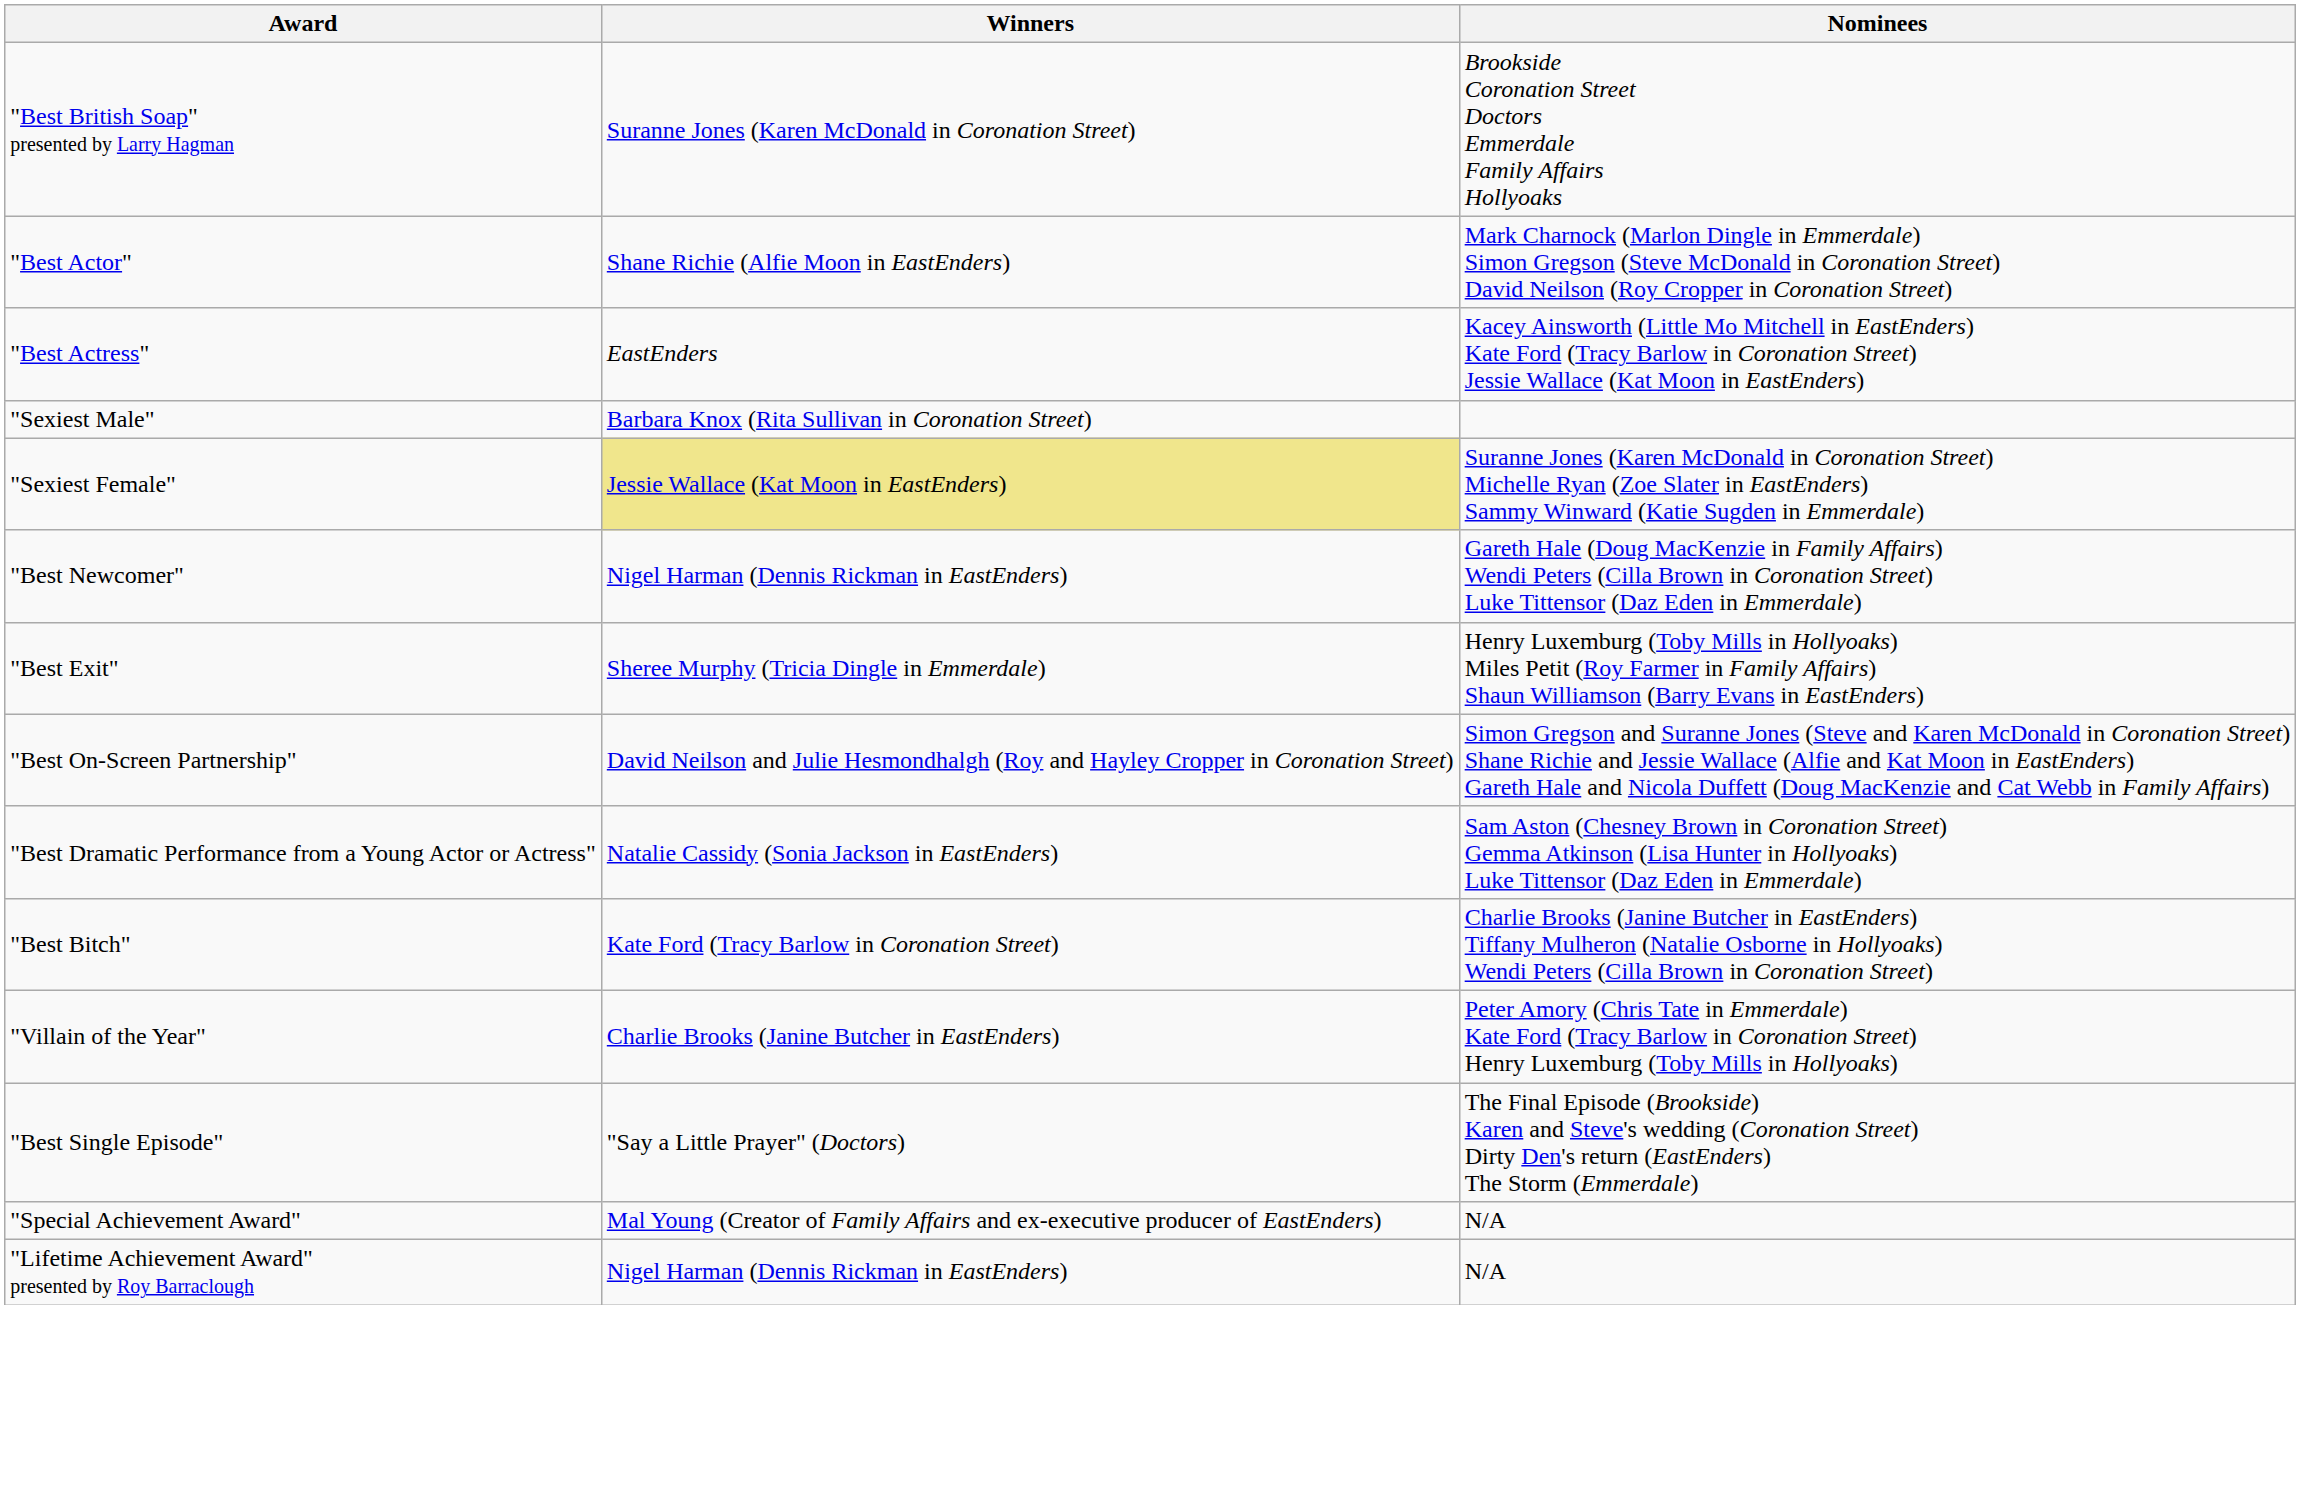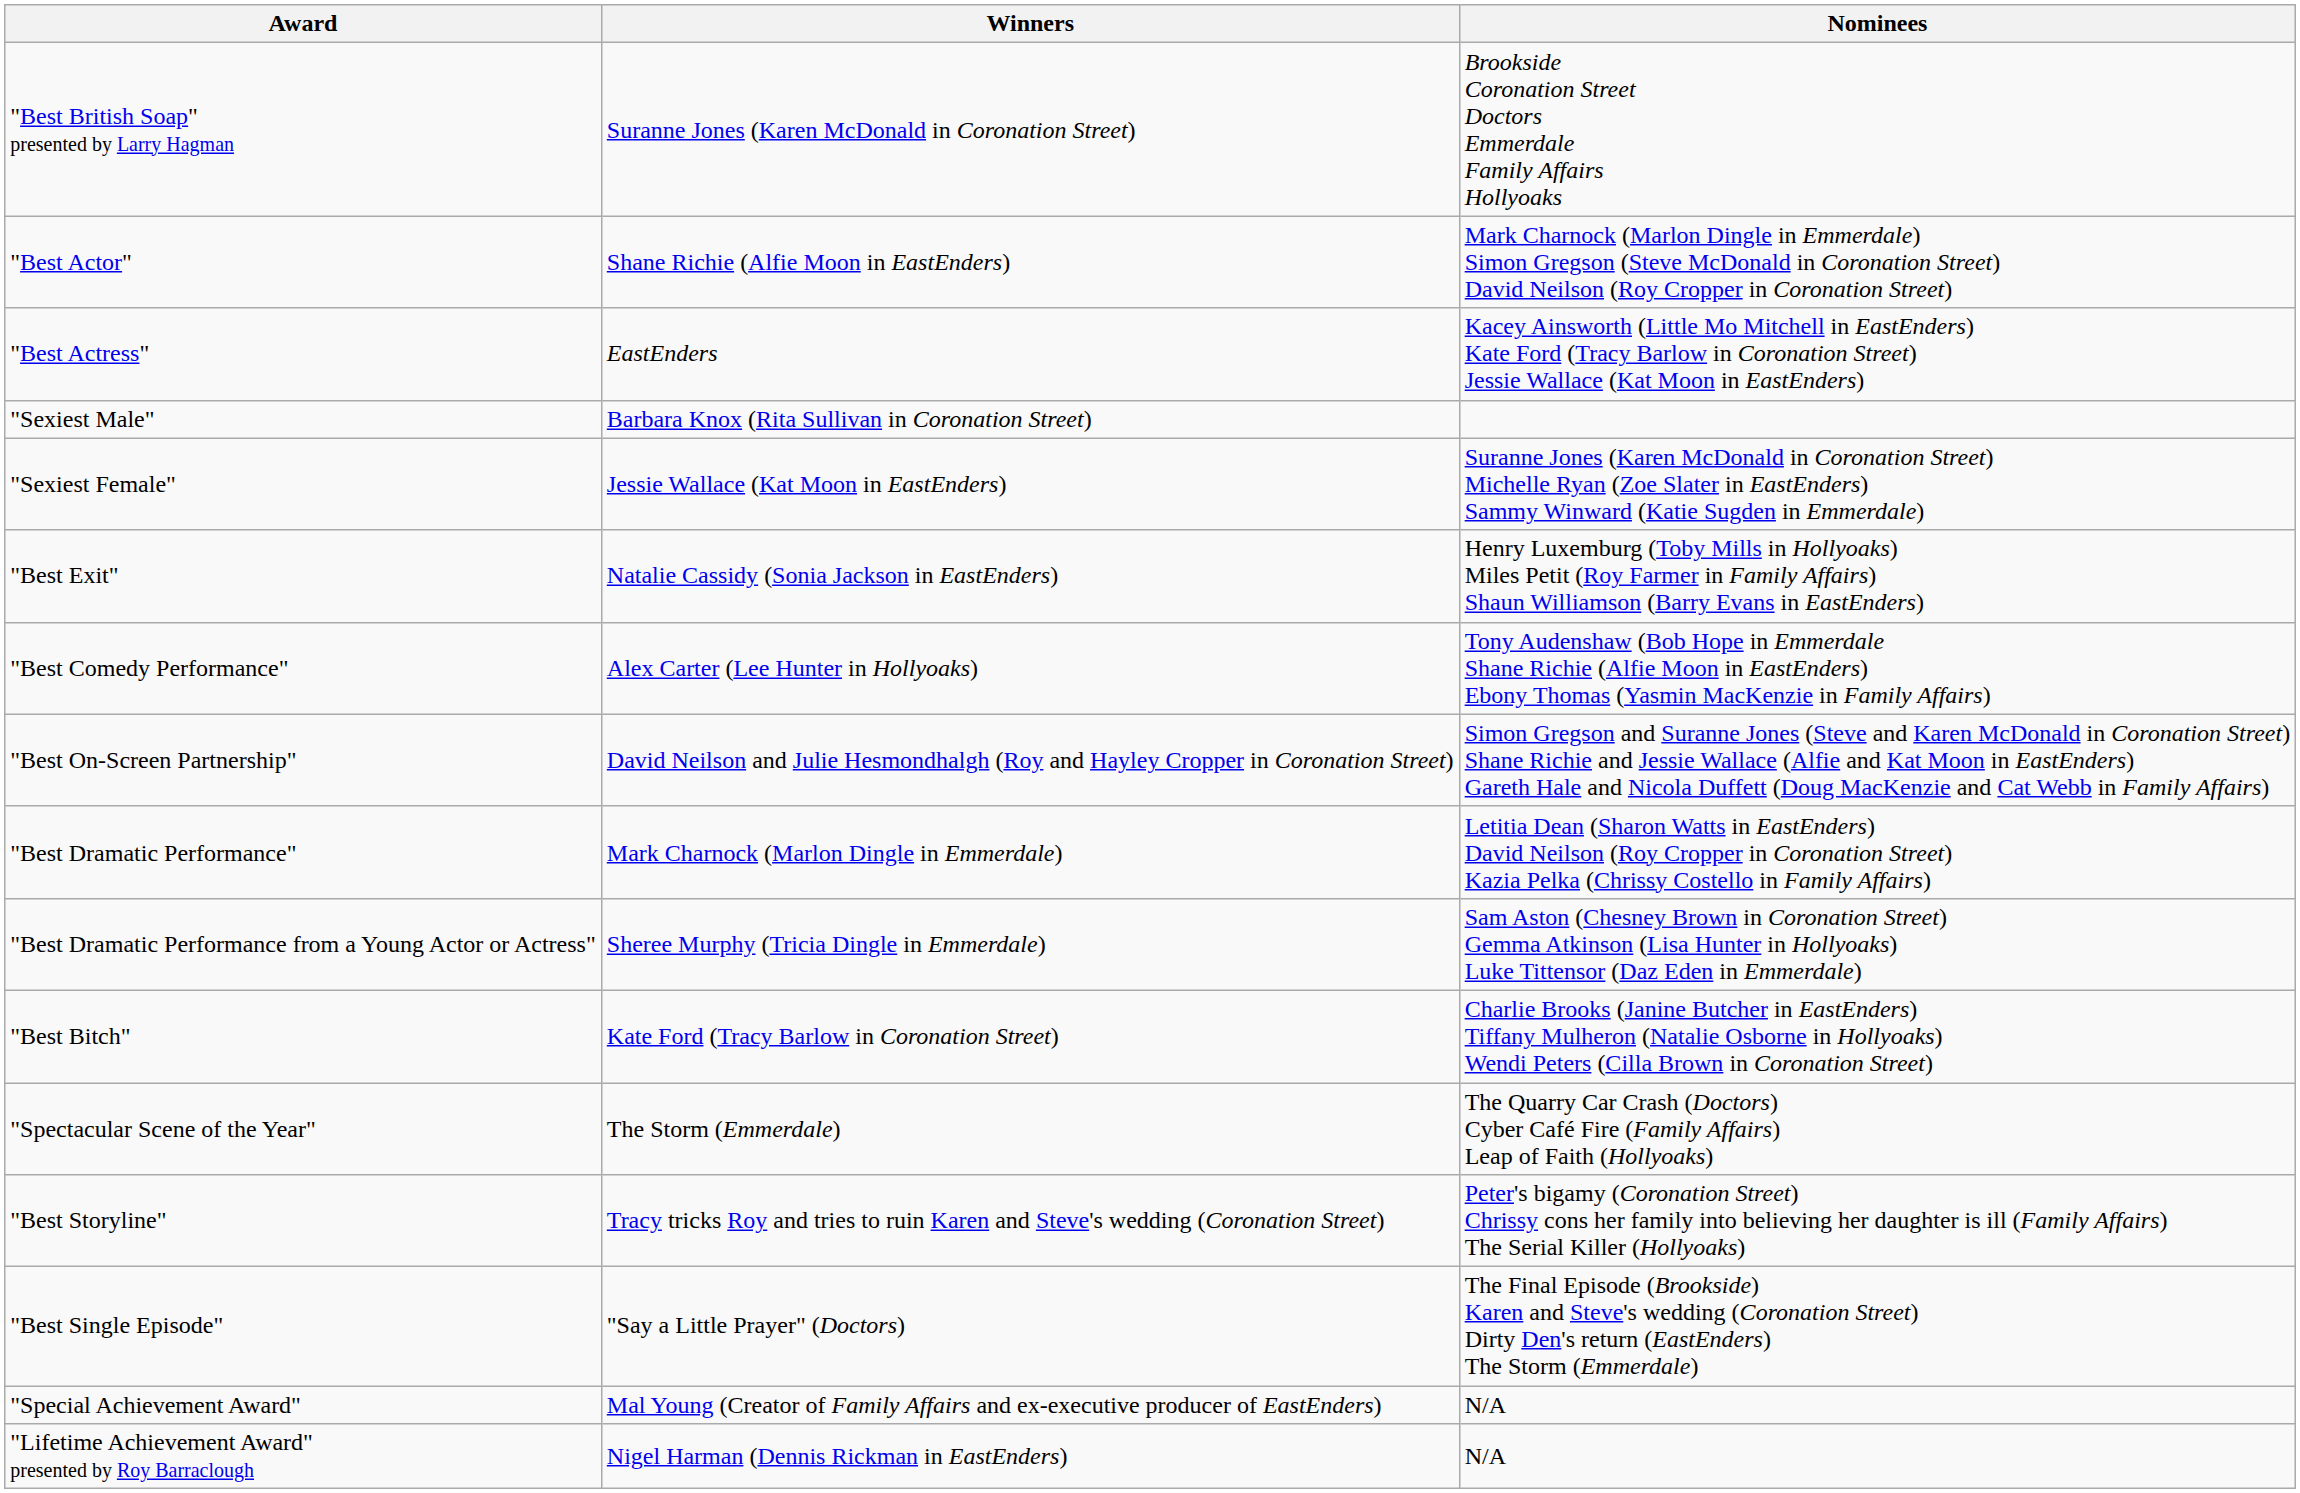(807, 483) khaki background -> (807, 483) no background
- row: (97, 575)
(826, 667) Sheree Murphy (Tricia Dingle in Emmerdale) -> (832, 575) Natalie Cassidy (Sonia Jackson in EastEnders)
+ row: (149, 667)
+ row: (153, 852)
(832, 852) Natalie Cassidy (Sonia Jackson in EastEnders) -> (826, 944) Sheree Murphy (Tricia Dingle in Emmerdale)
- row: (108, 1036)
+ row: (163, 1128)
+ row: (88, 1220)
